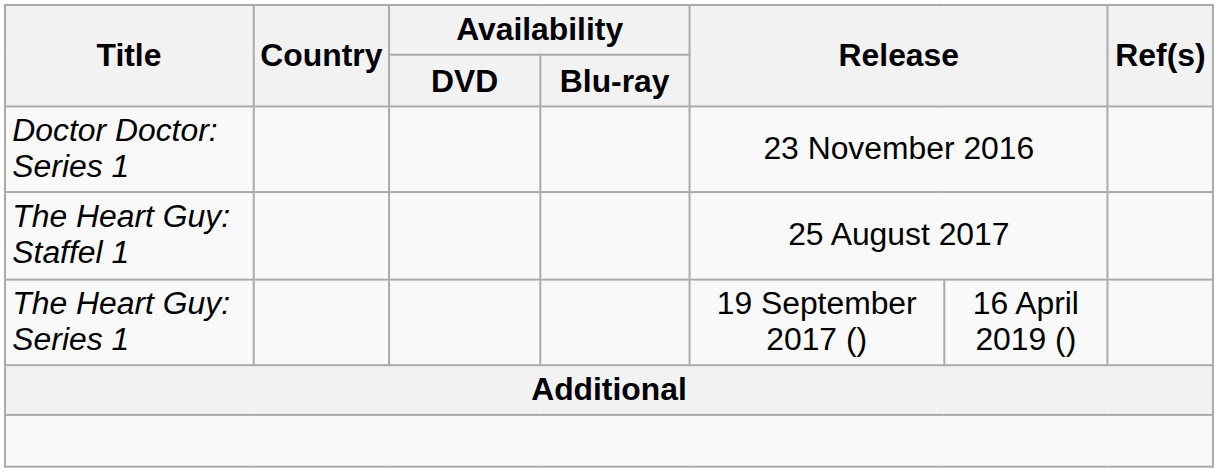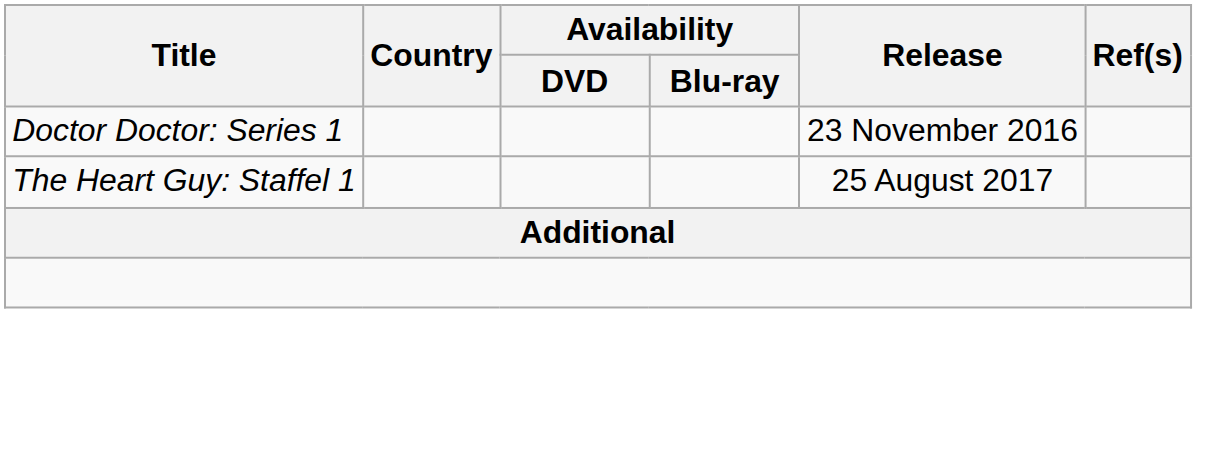- row: (121, 321)
